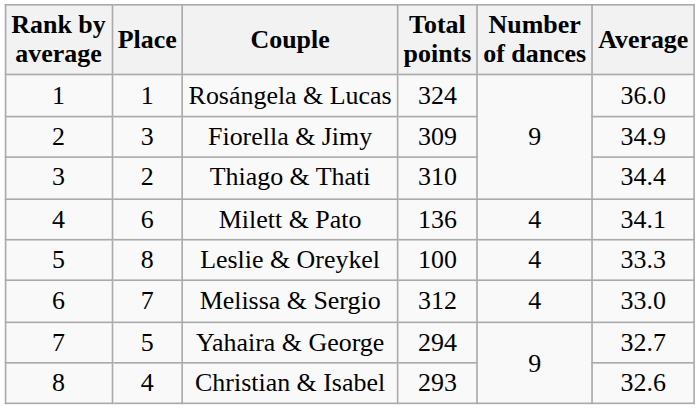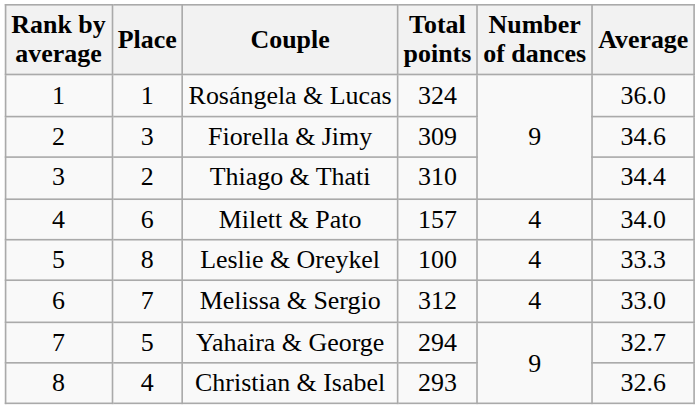(643, 136) 34.9 -> (643, 136) 34.6
(437, 218) 136 -> (437, 218) 157
(643, 218) 34.1 -> (643, 218) 34.0
